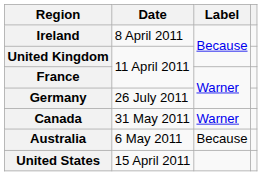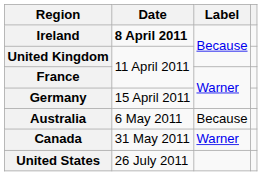(149, 35) normal -> (151, 35) bold
(152, 98) 26 July 2011 -> (153, 98) 15 April 2011
rows swapped: (58, 139) <-> (58, 118)
(153, 160) 15 April 2011 -> (152, 160) 26 July 2011
